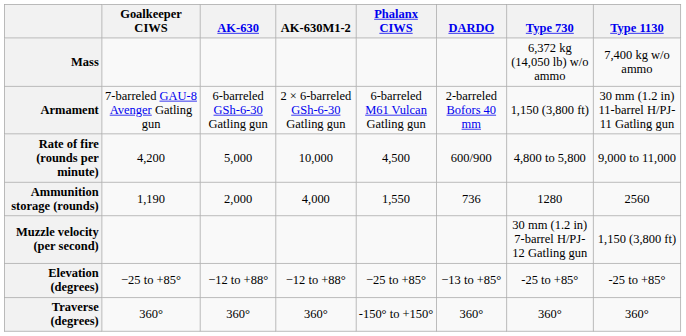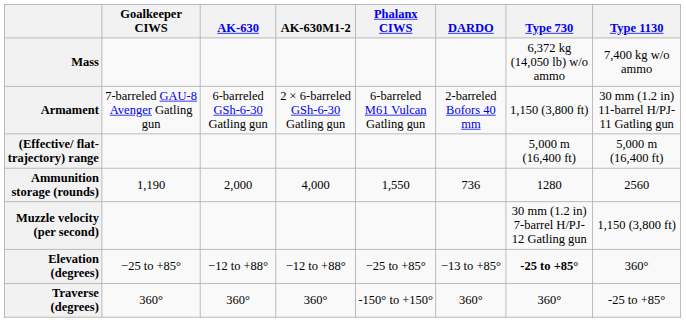- row: (67, 158)
+ row: (53, 150)
(550, 280) normal -> (549, 266) bold
(637, 280) -25 to +85° -> (637, 266) 360°
(637, 314) 360° -> (637, 300) -25 to +85°
